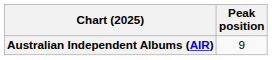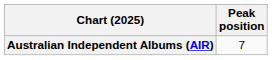(242, 45) 9 -> (242, 45) 7
